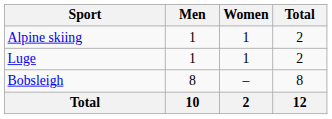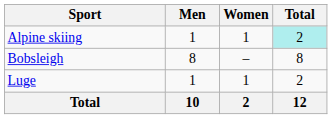(300, 37) no background -> (300, 37) paleturquoise background
rows swapped: (36, 80) <-> (22, 59)
